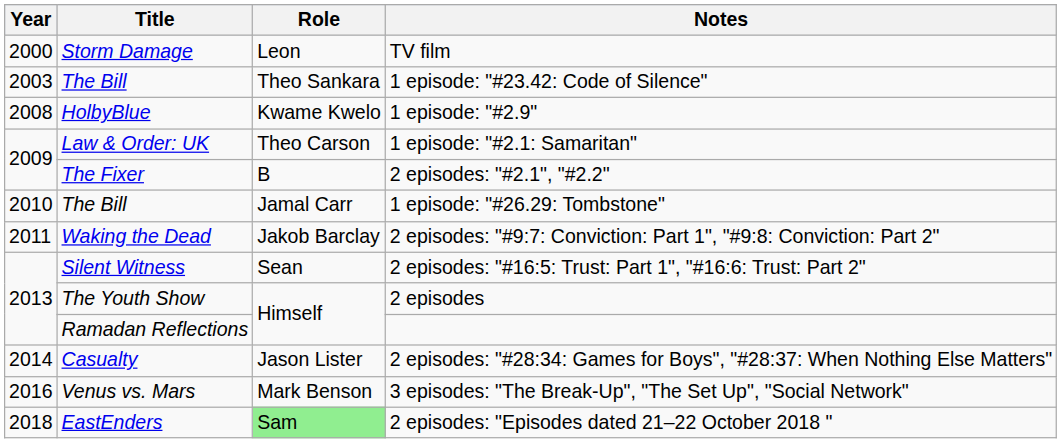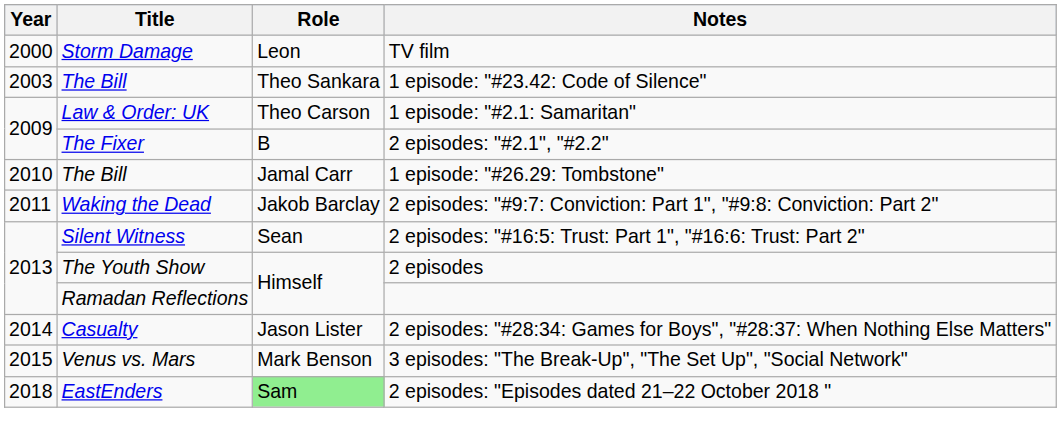- row: (464, 112)
(31, 391) 2016 -> (31, 360) 2015
